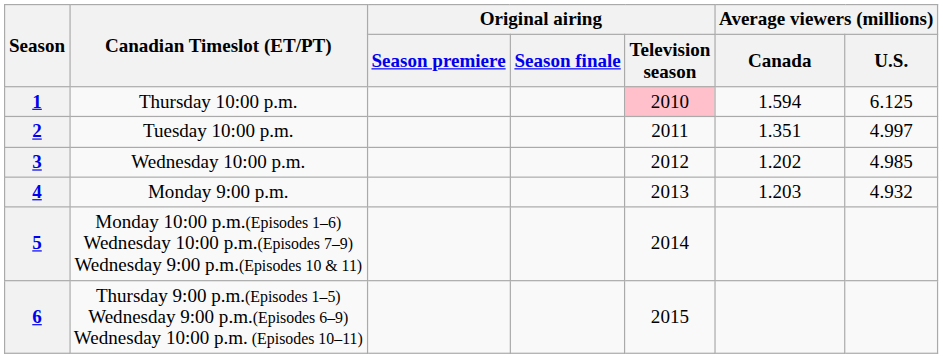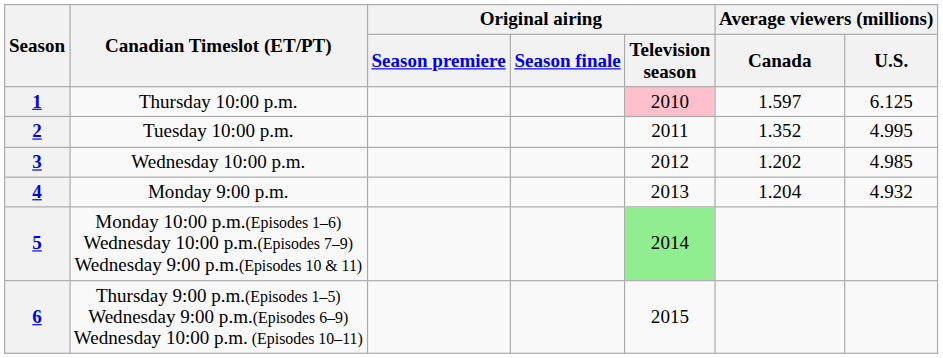(780, 101) 1.594 -> (780, 101) 1.597
(780, 131) 1.351 -> (780, 131) 1.352
(891, 131) 4.997 -> (891, 131) 4.995
(780, 191) 1.203 -> (780, 191) 1.204
(670, 243) no background -> (670, 243) lightgreen background
